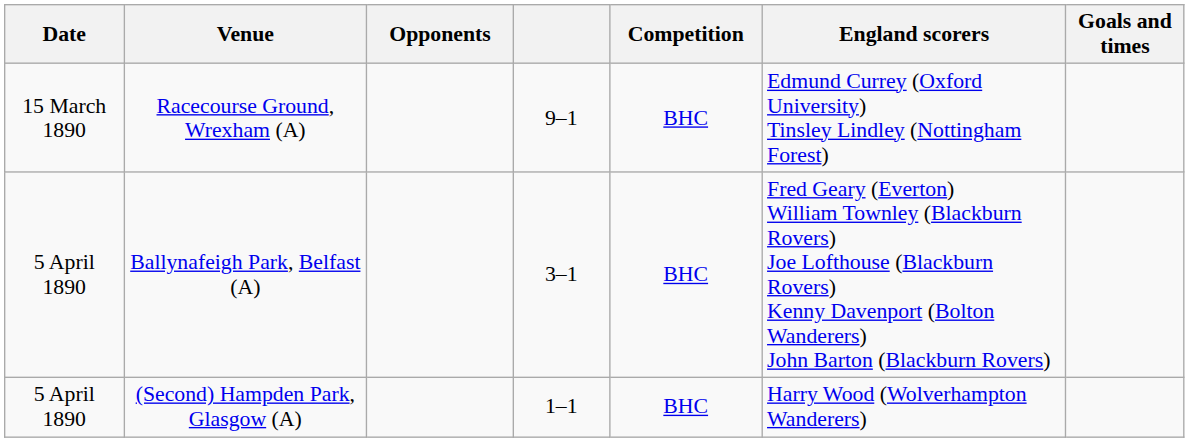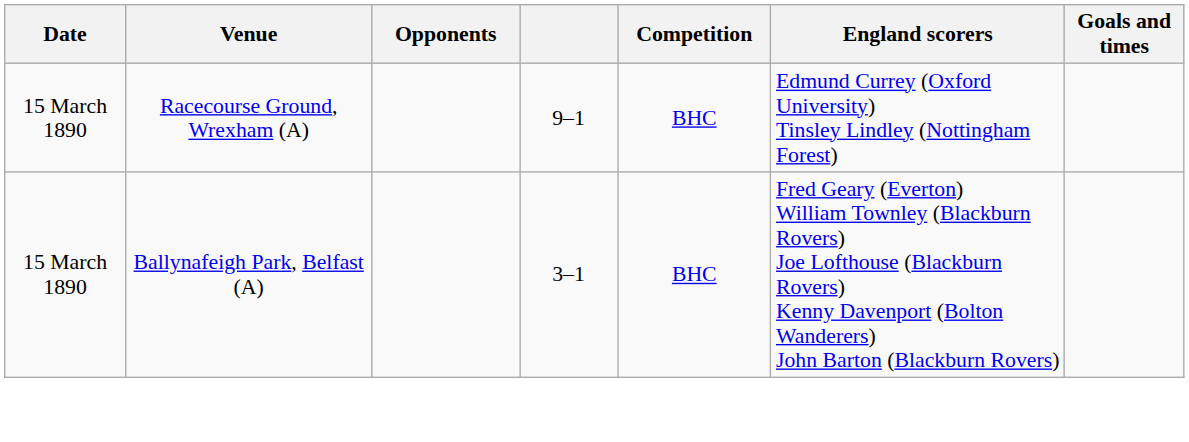(64, 274) 5 April 1890 -> (65, 274) 15 March 1890
- row: (245, 406)
